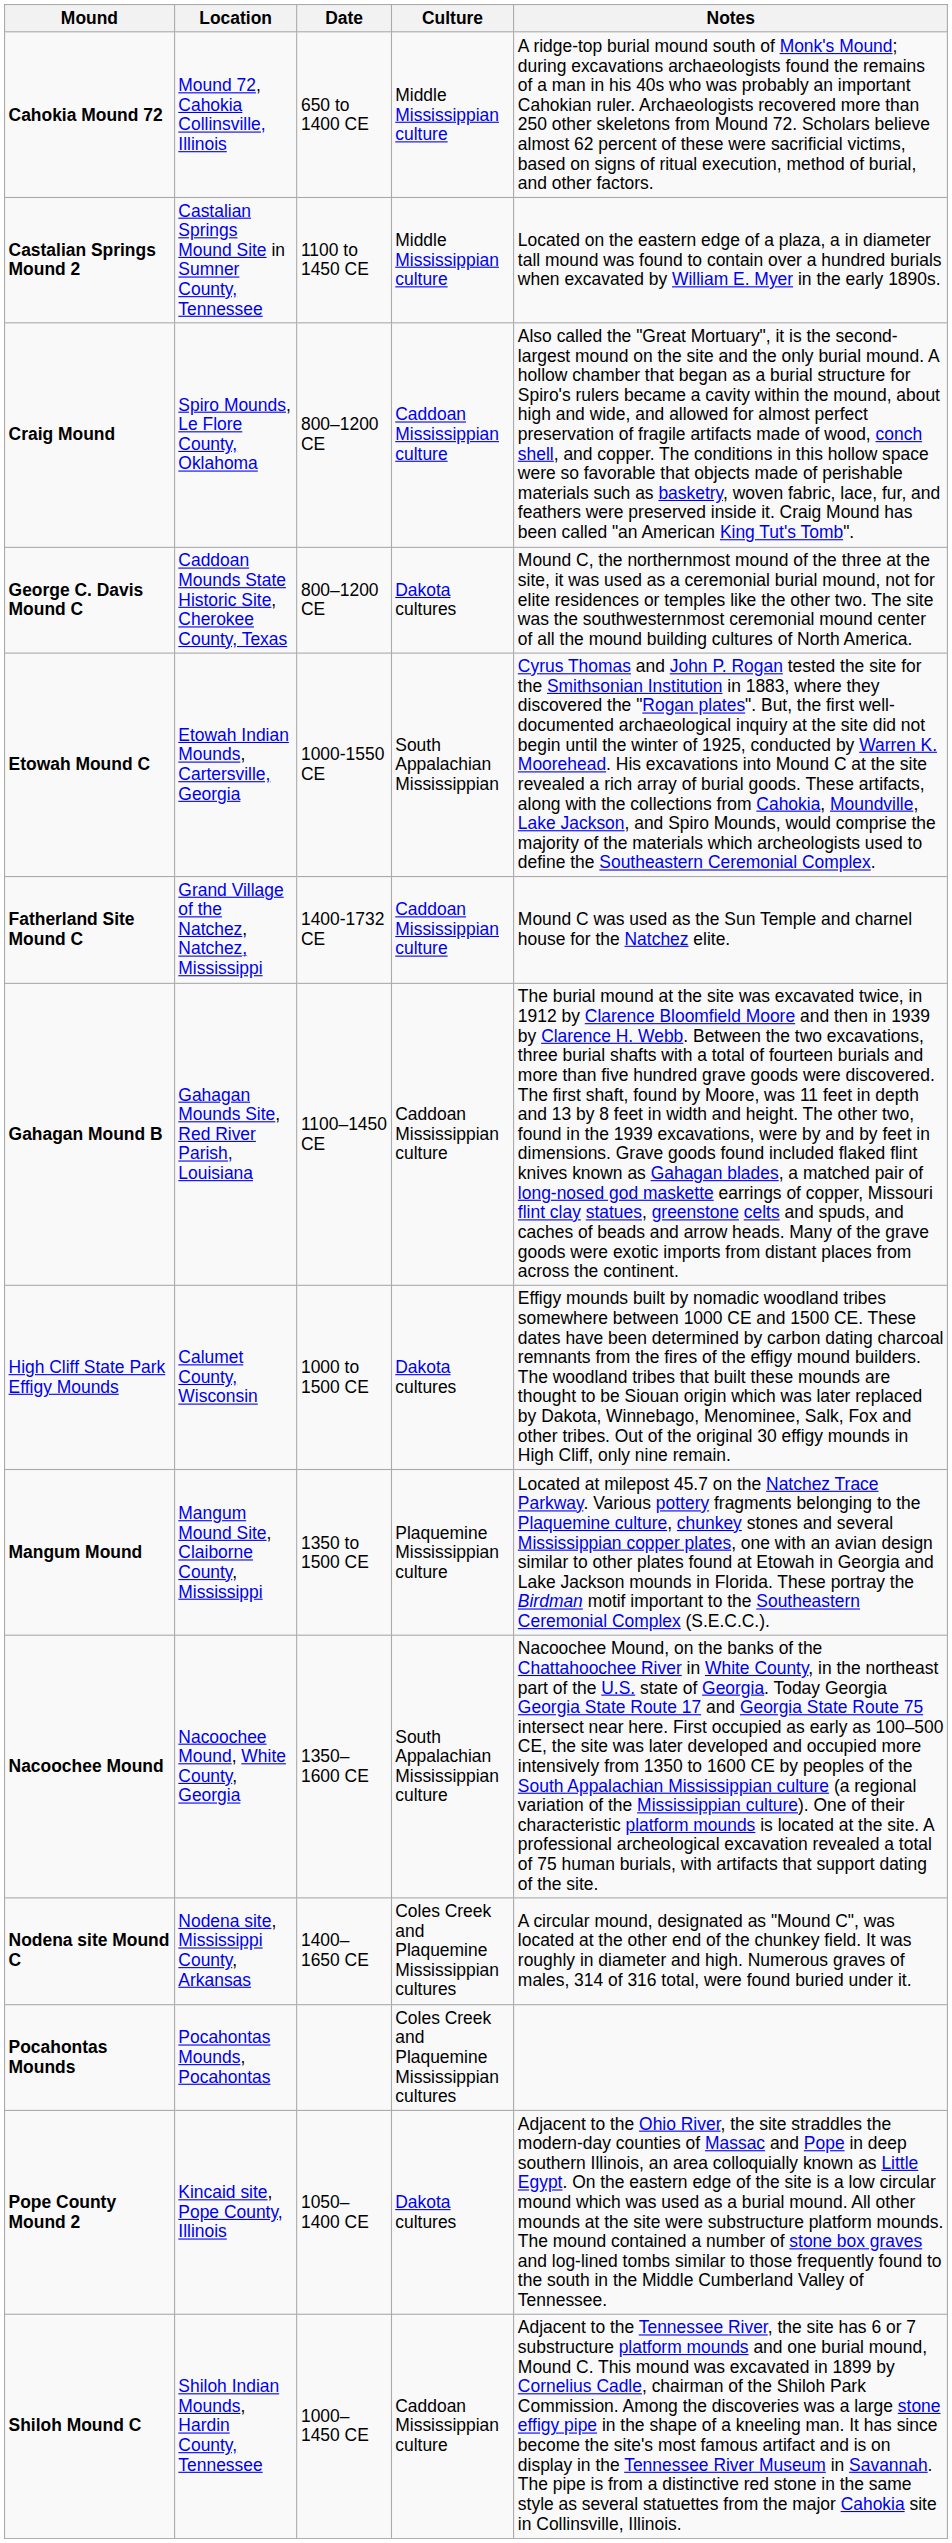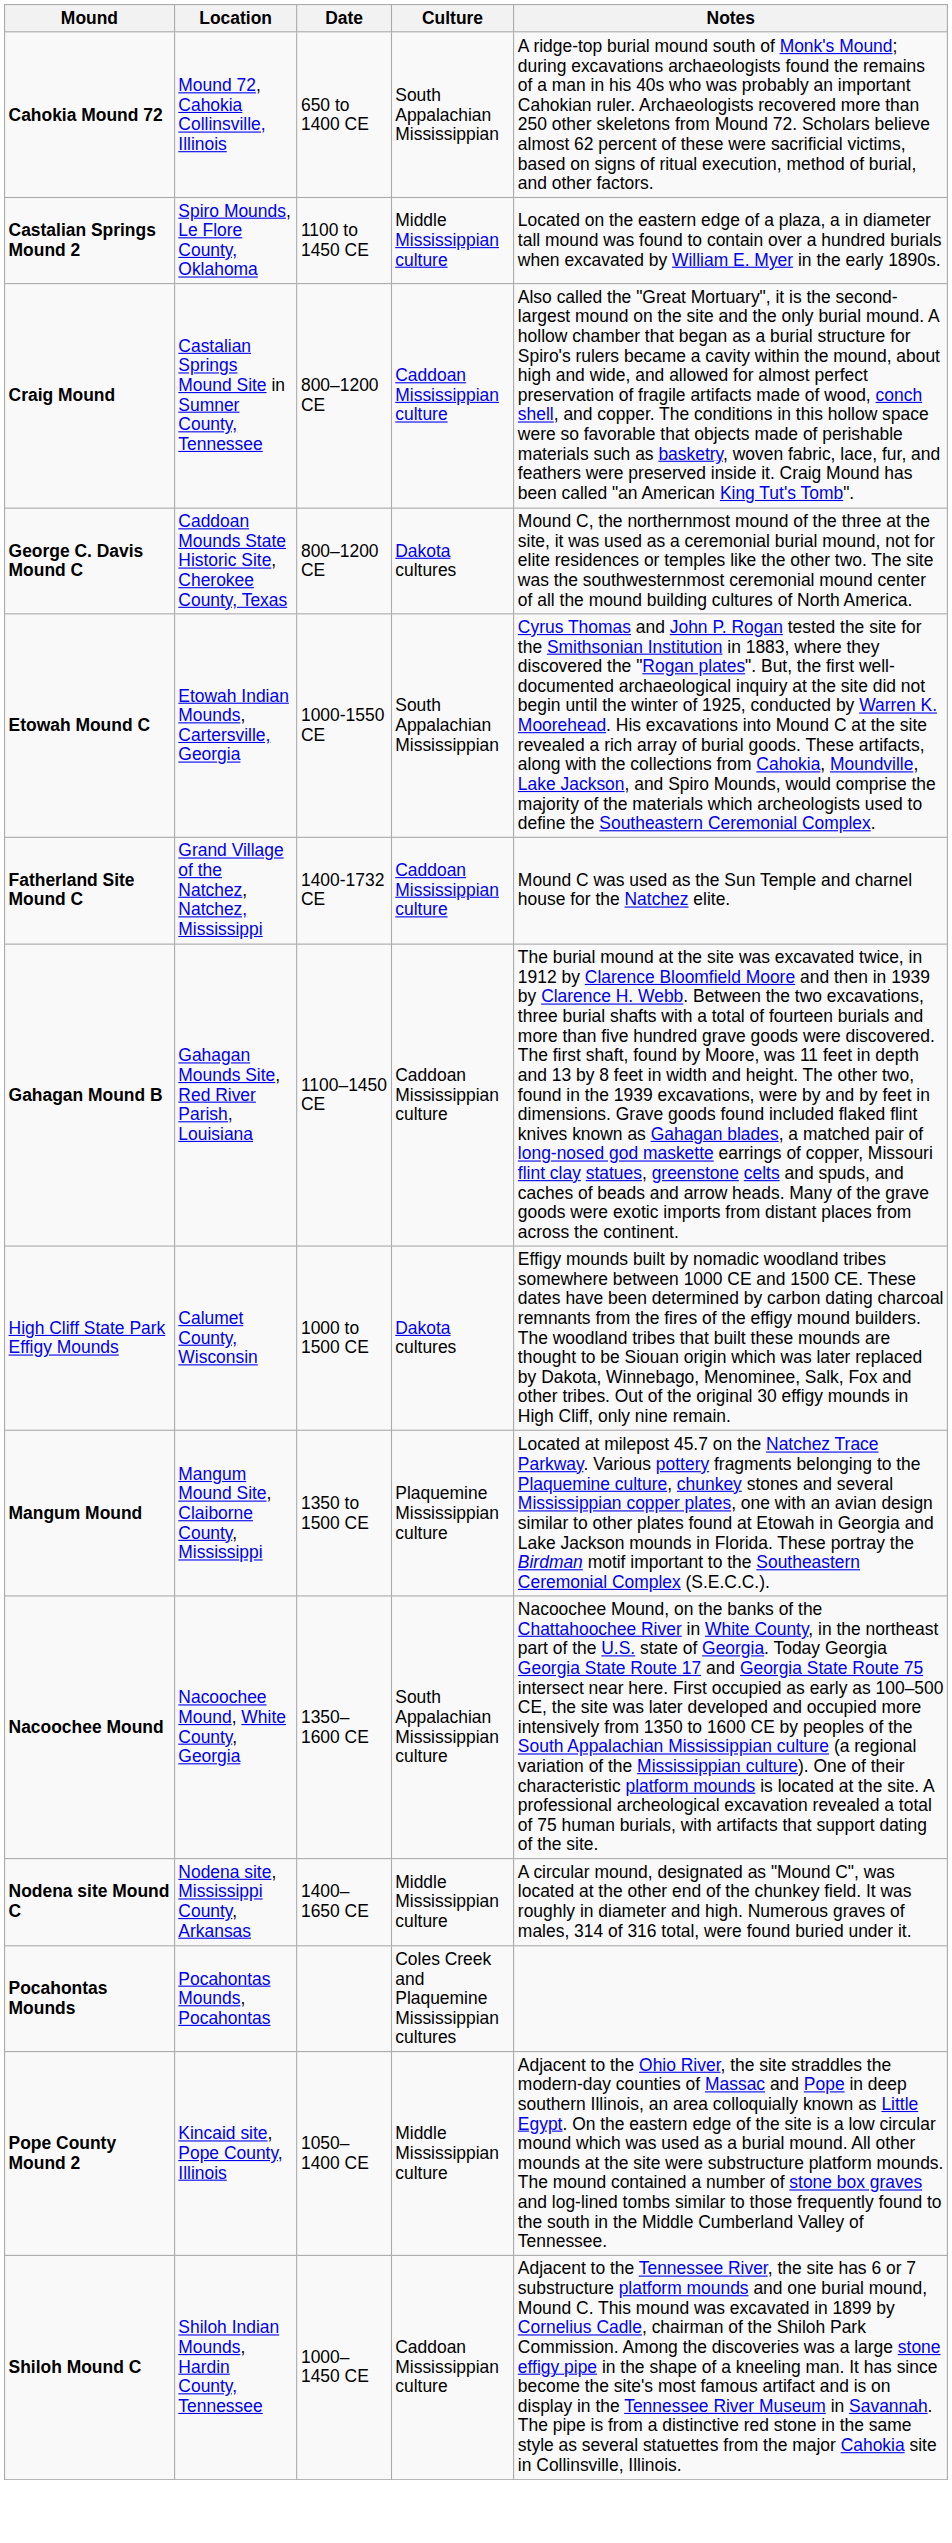(447, 114) Middle Mississippian culture -> (447, 114) South Appalachian Mississippian
(232, 260) Castalian Springs Mound Site in Sumner County, Tennessee -> (235, 240) Spiro Mounds, Le Flore County, Oklahoma
(235, 434) Spiro Mounds, Le Flore County, Oklahoma -> (232, 395) Castalian Springs Mound Site in Sumner County, Tennessee
(447, 1951) Coles Creek and Plaquemine Mississippian cultures -> (447, 1901) Middle Mississippian culture
(426, 2212) Dakota cultures -> (447, 2153) Middle Mississippian culture
